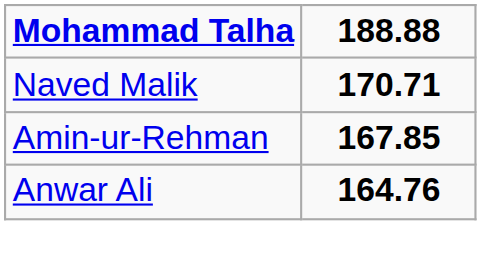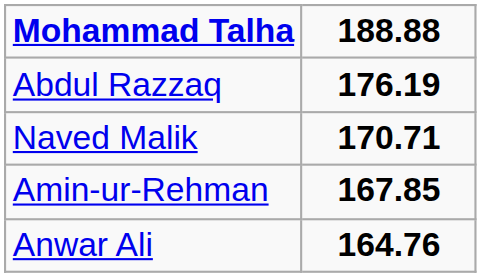+ row: (117, 84)
